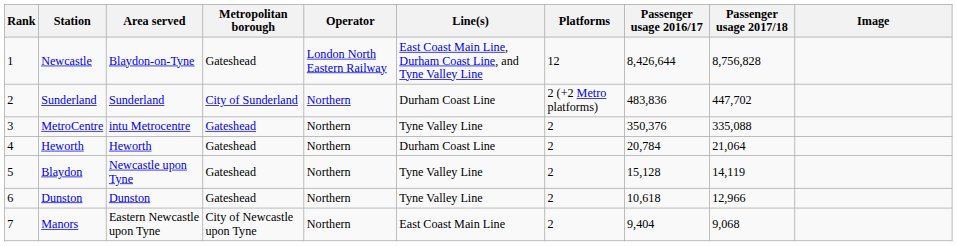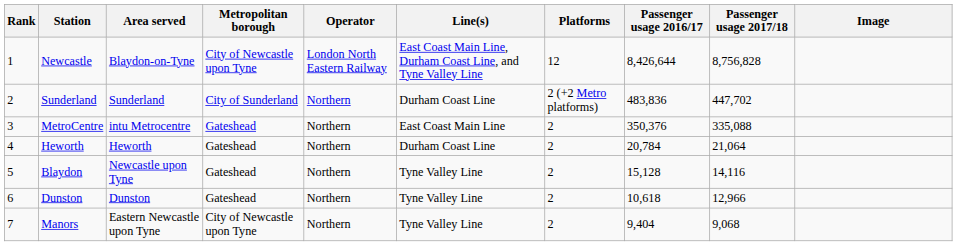(231, 60) Gateshead -> (249, 60) City of Newcastle upon Tyne
(441, 126) Tyne Valley Line -> (452, 126) East Coast Main Line
(729, 172) 14,119 -> (729, 172) 14,116
(452, 224) East Coast Main Line -> (441, 224) Tyne Valley Line
